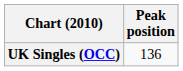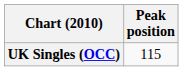(151, 54) 136 -> (151, 54) 115
